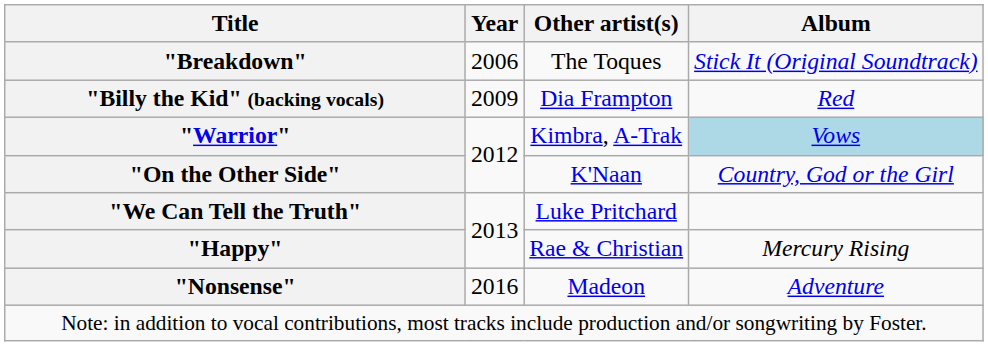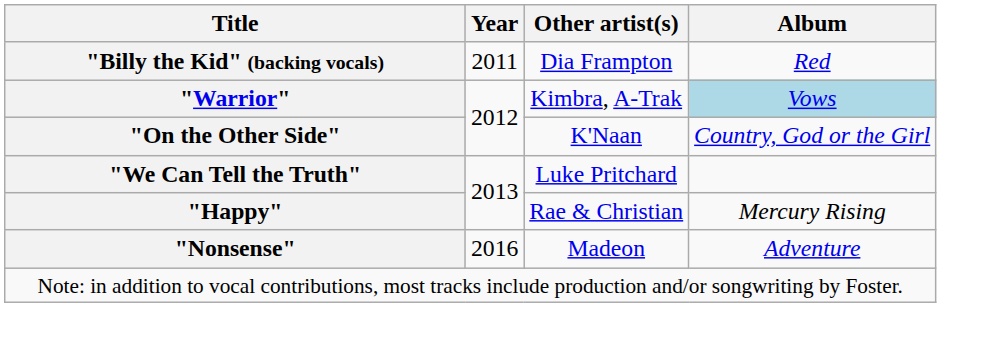- row: (235, 60)
(495, 98) 2009 -> (495, 60) 2011
